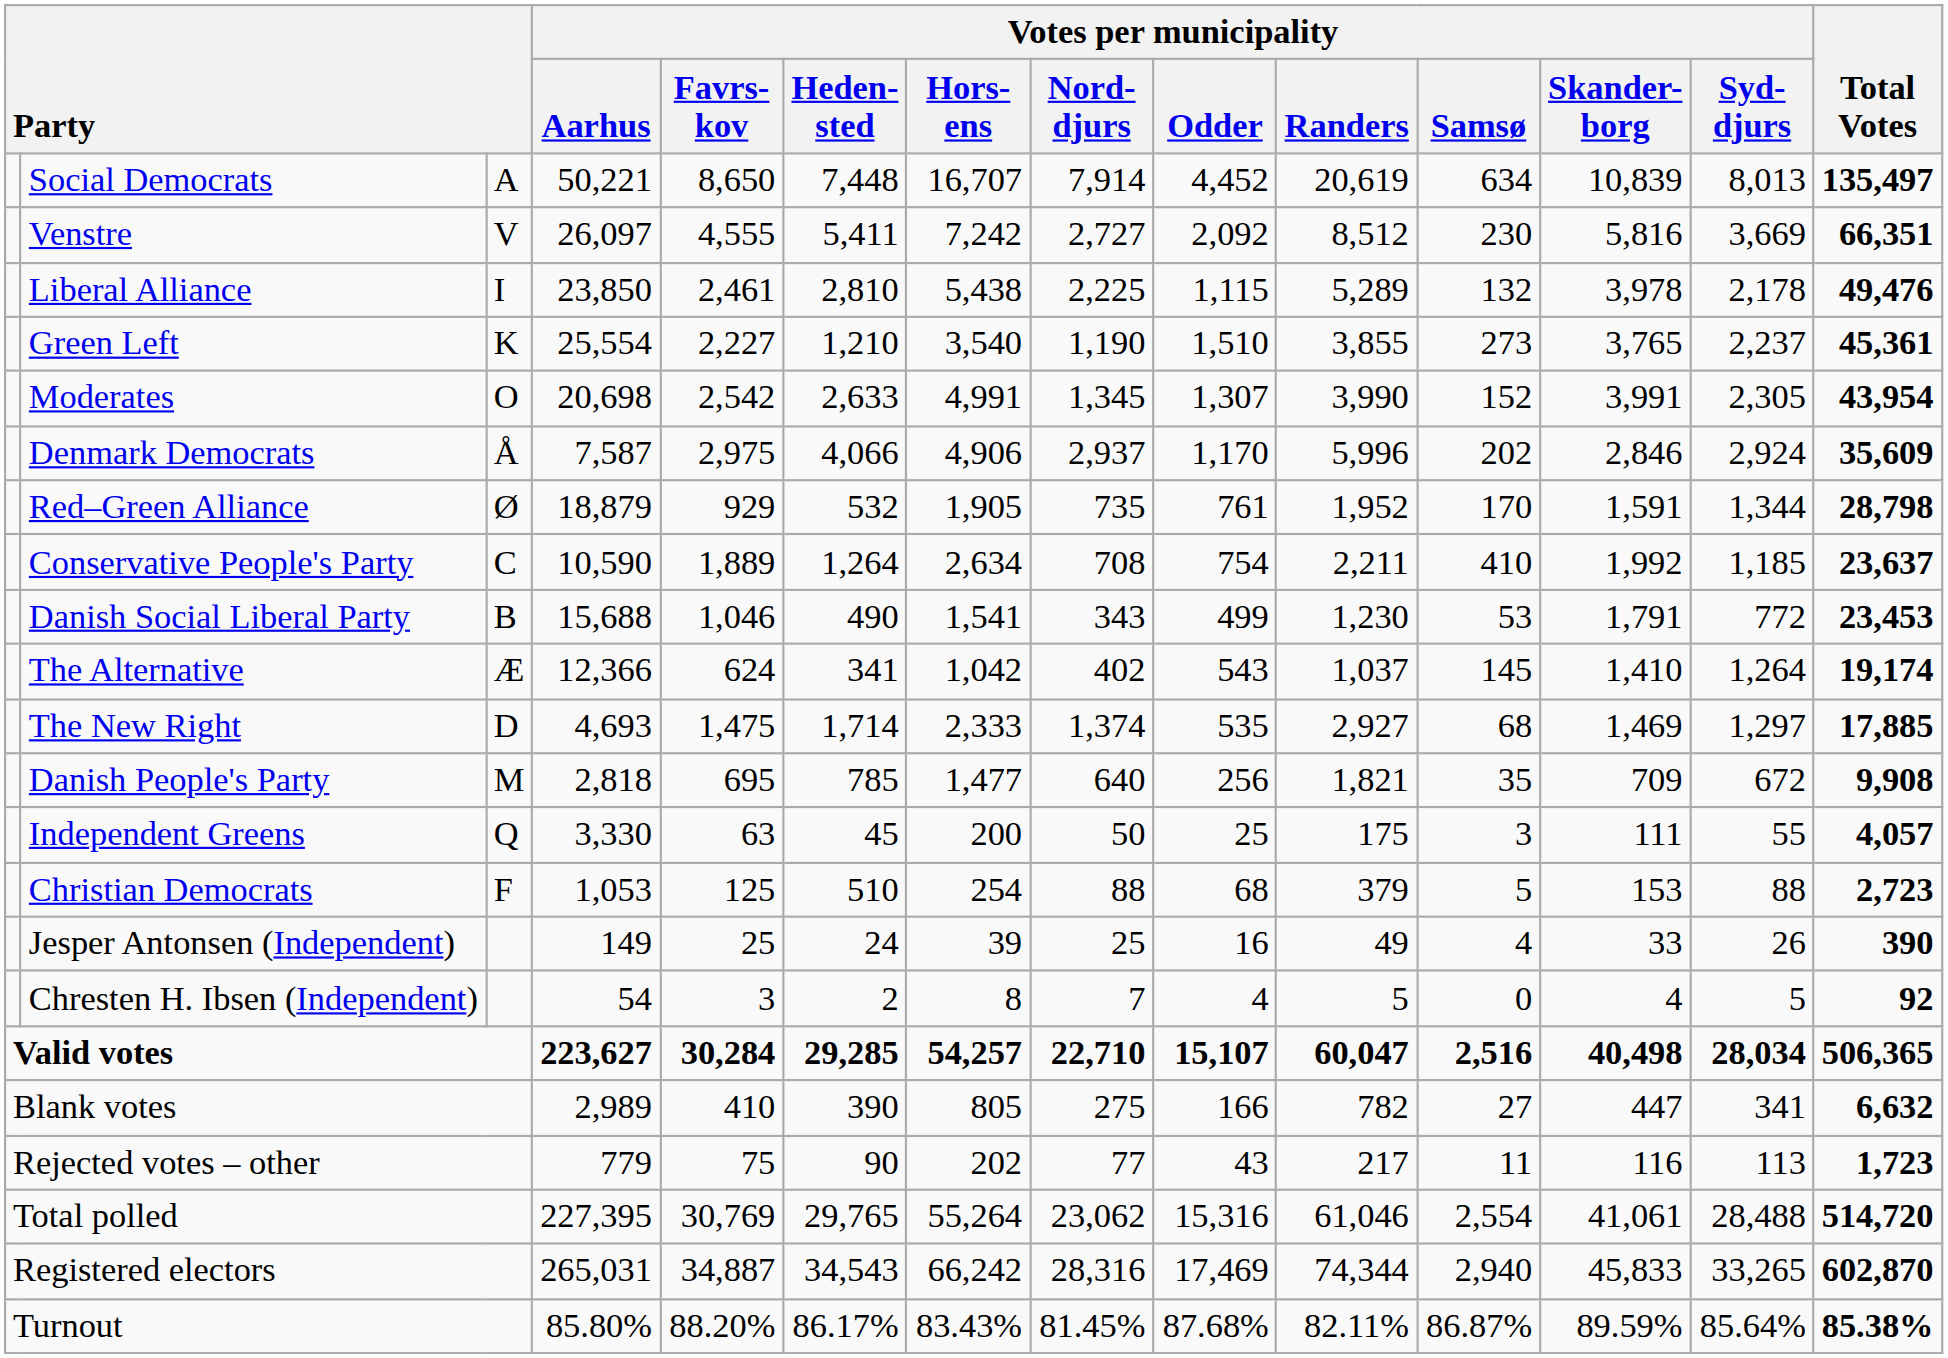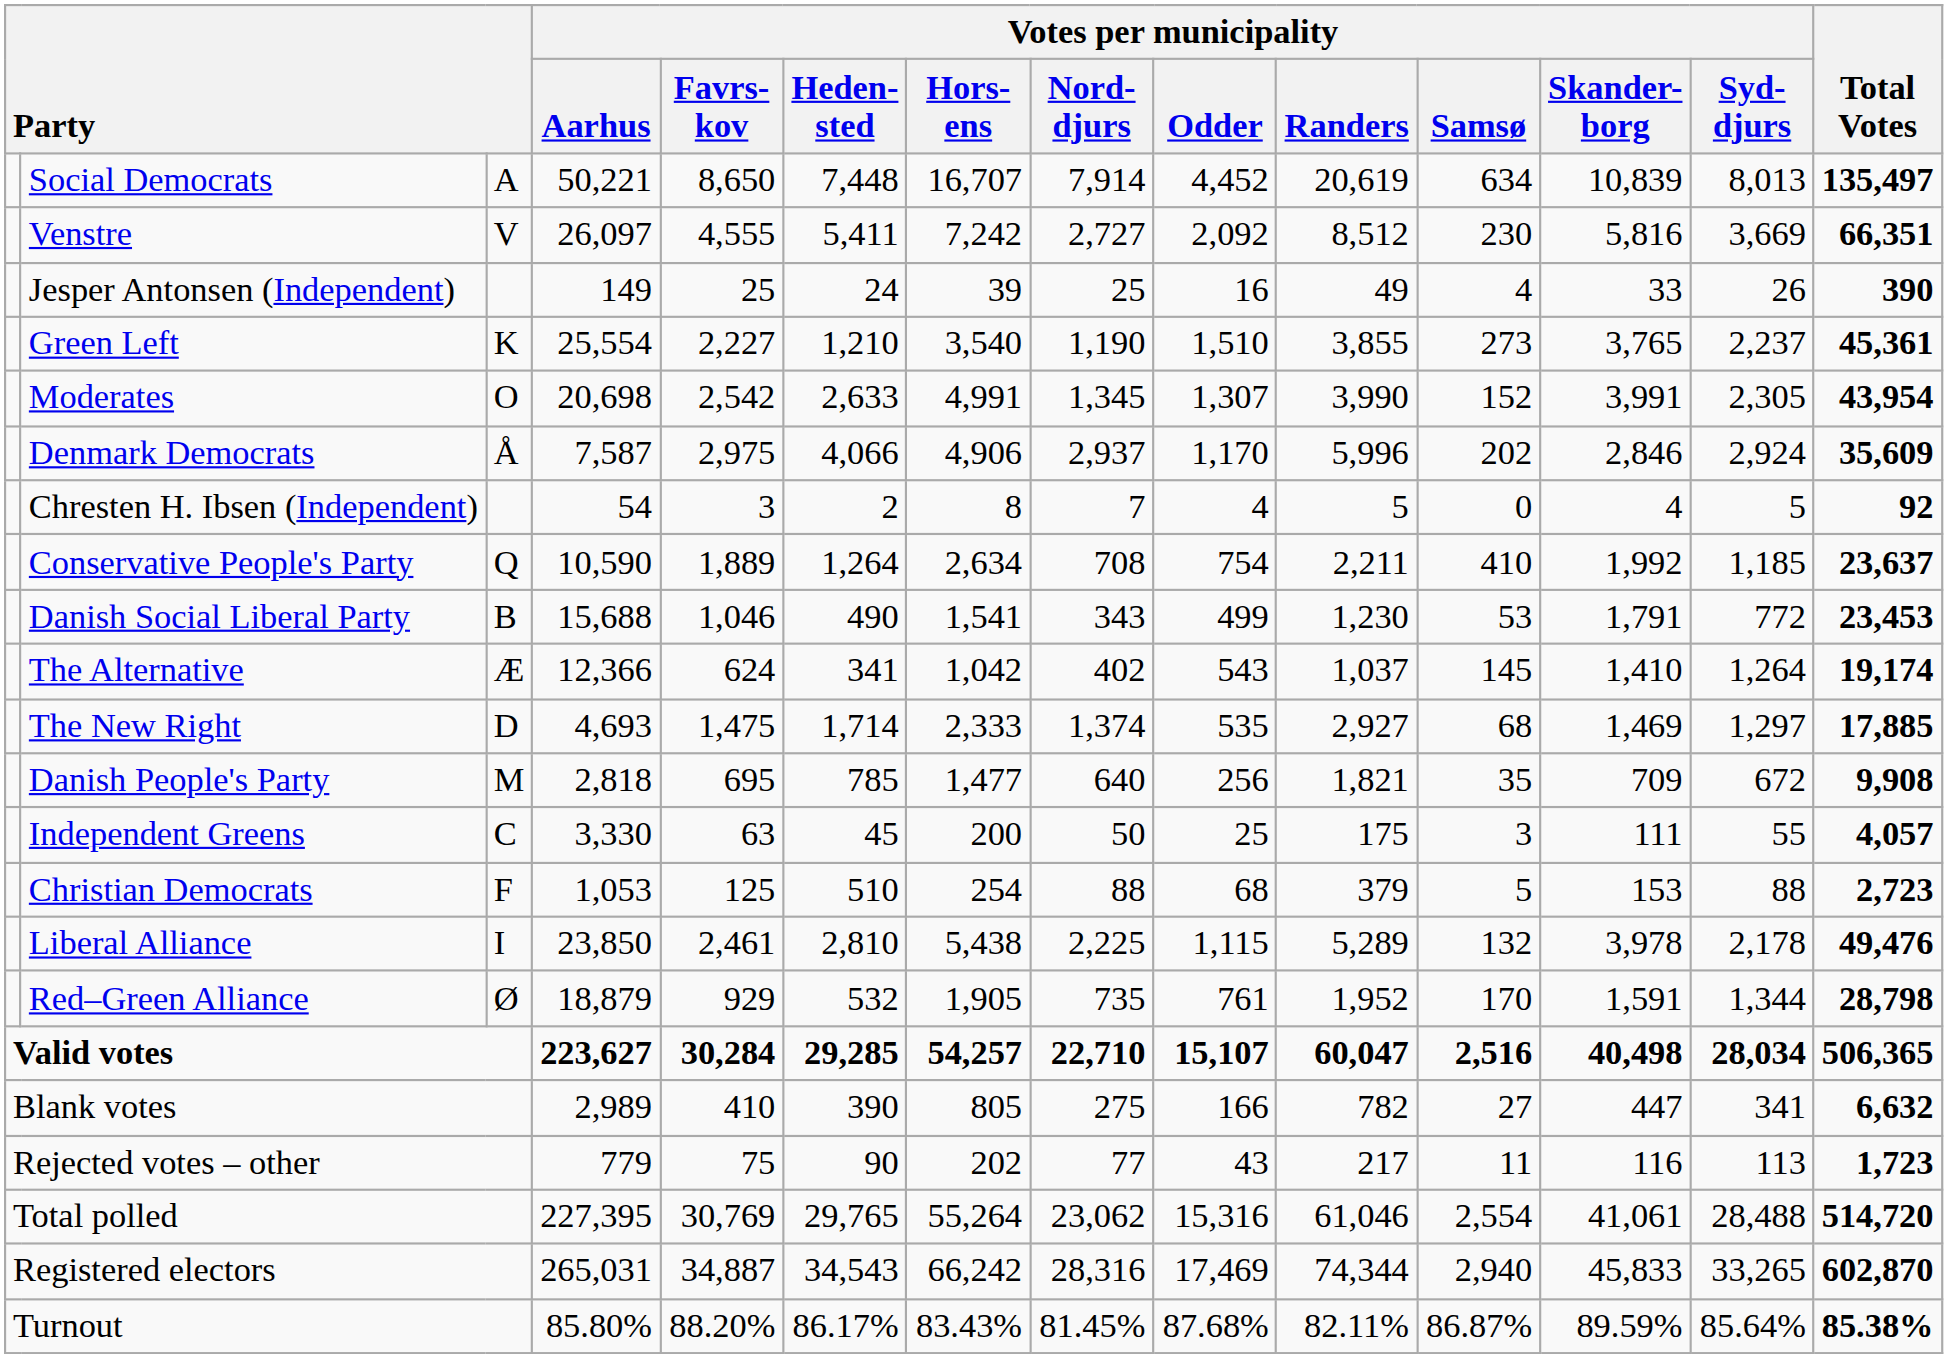rows swapped: (140, 288) <-> (242, 943)
rows swapped: (169, 506) <-> (253, 997)
(505, 561) C -> (506, 561) Q
(506, 834) Q -> (505, 834) C
